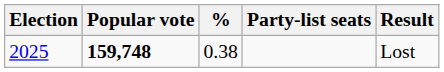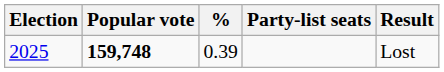(221, 51) 0.38 -> (221, 51) 0.39
